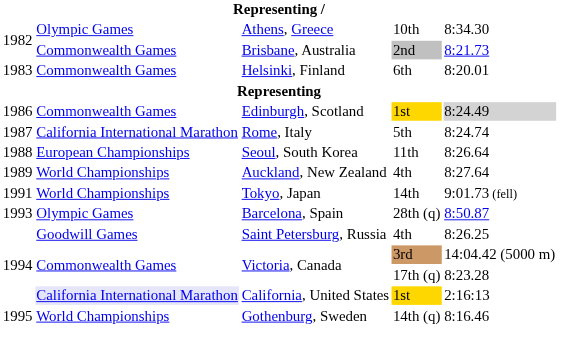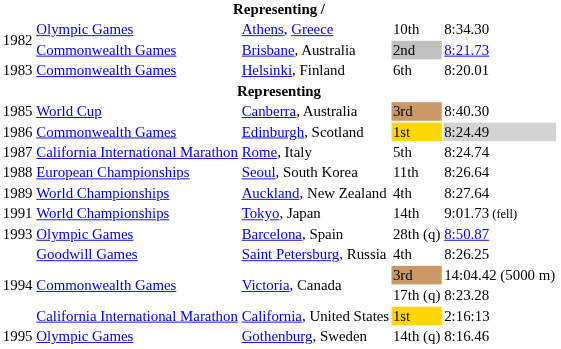+ row: (299, 111)
(137, 295) lavender background -> (137, 316) no background
(103, 316) World Championships -> (85, 336) Olympic Games
